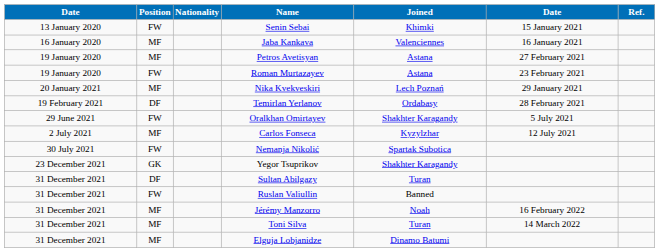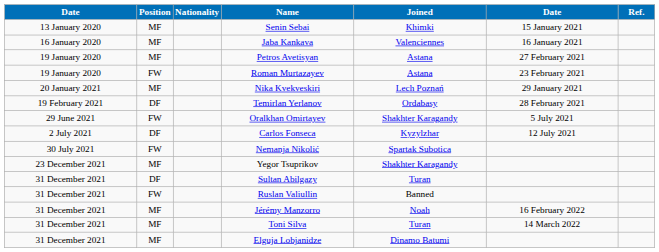(155, 27) FW -> (155, 27) MF
(155, 134) MF -> (155, 134) DF
(155, 164) GK -> (155, 164) MF
